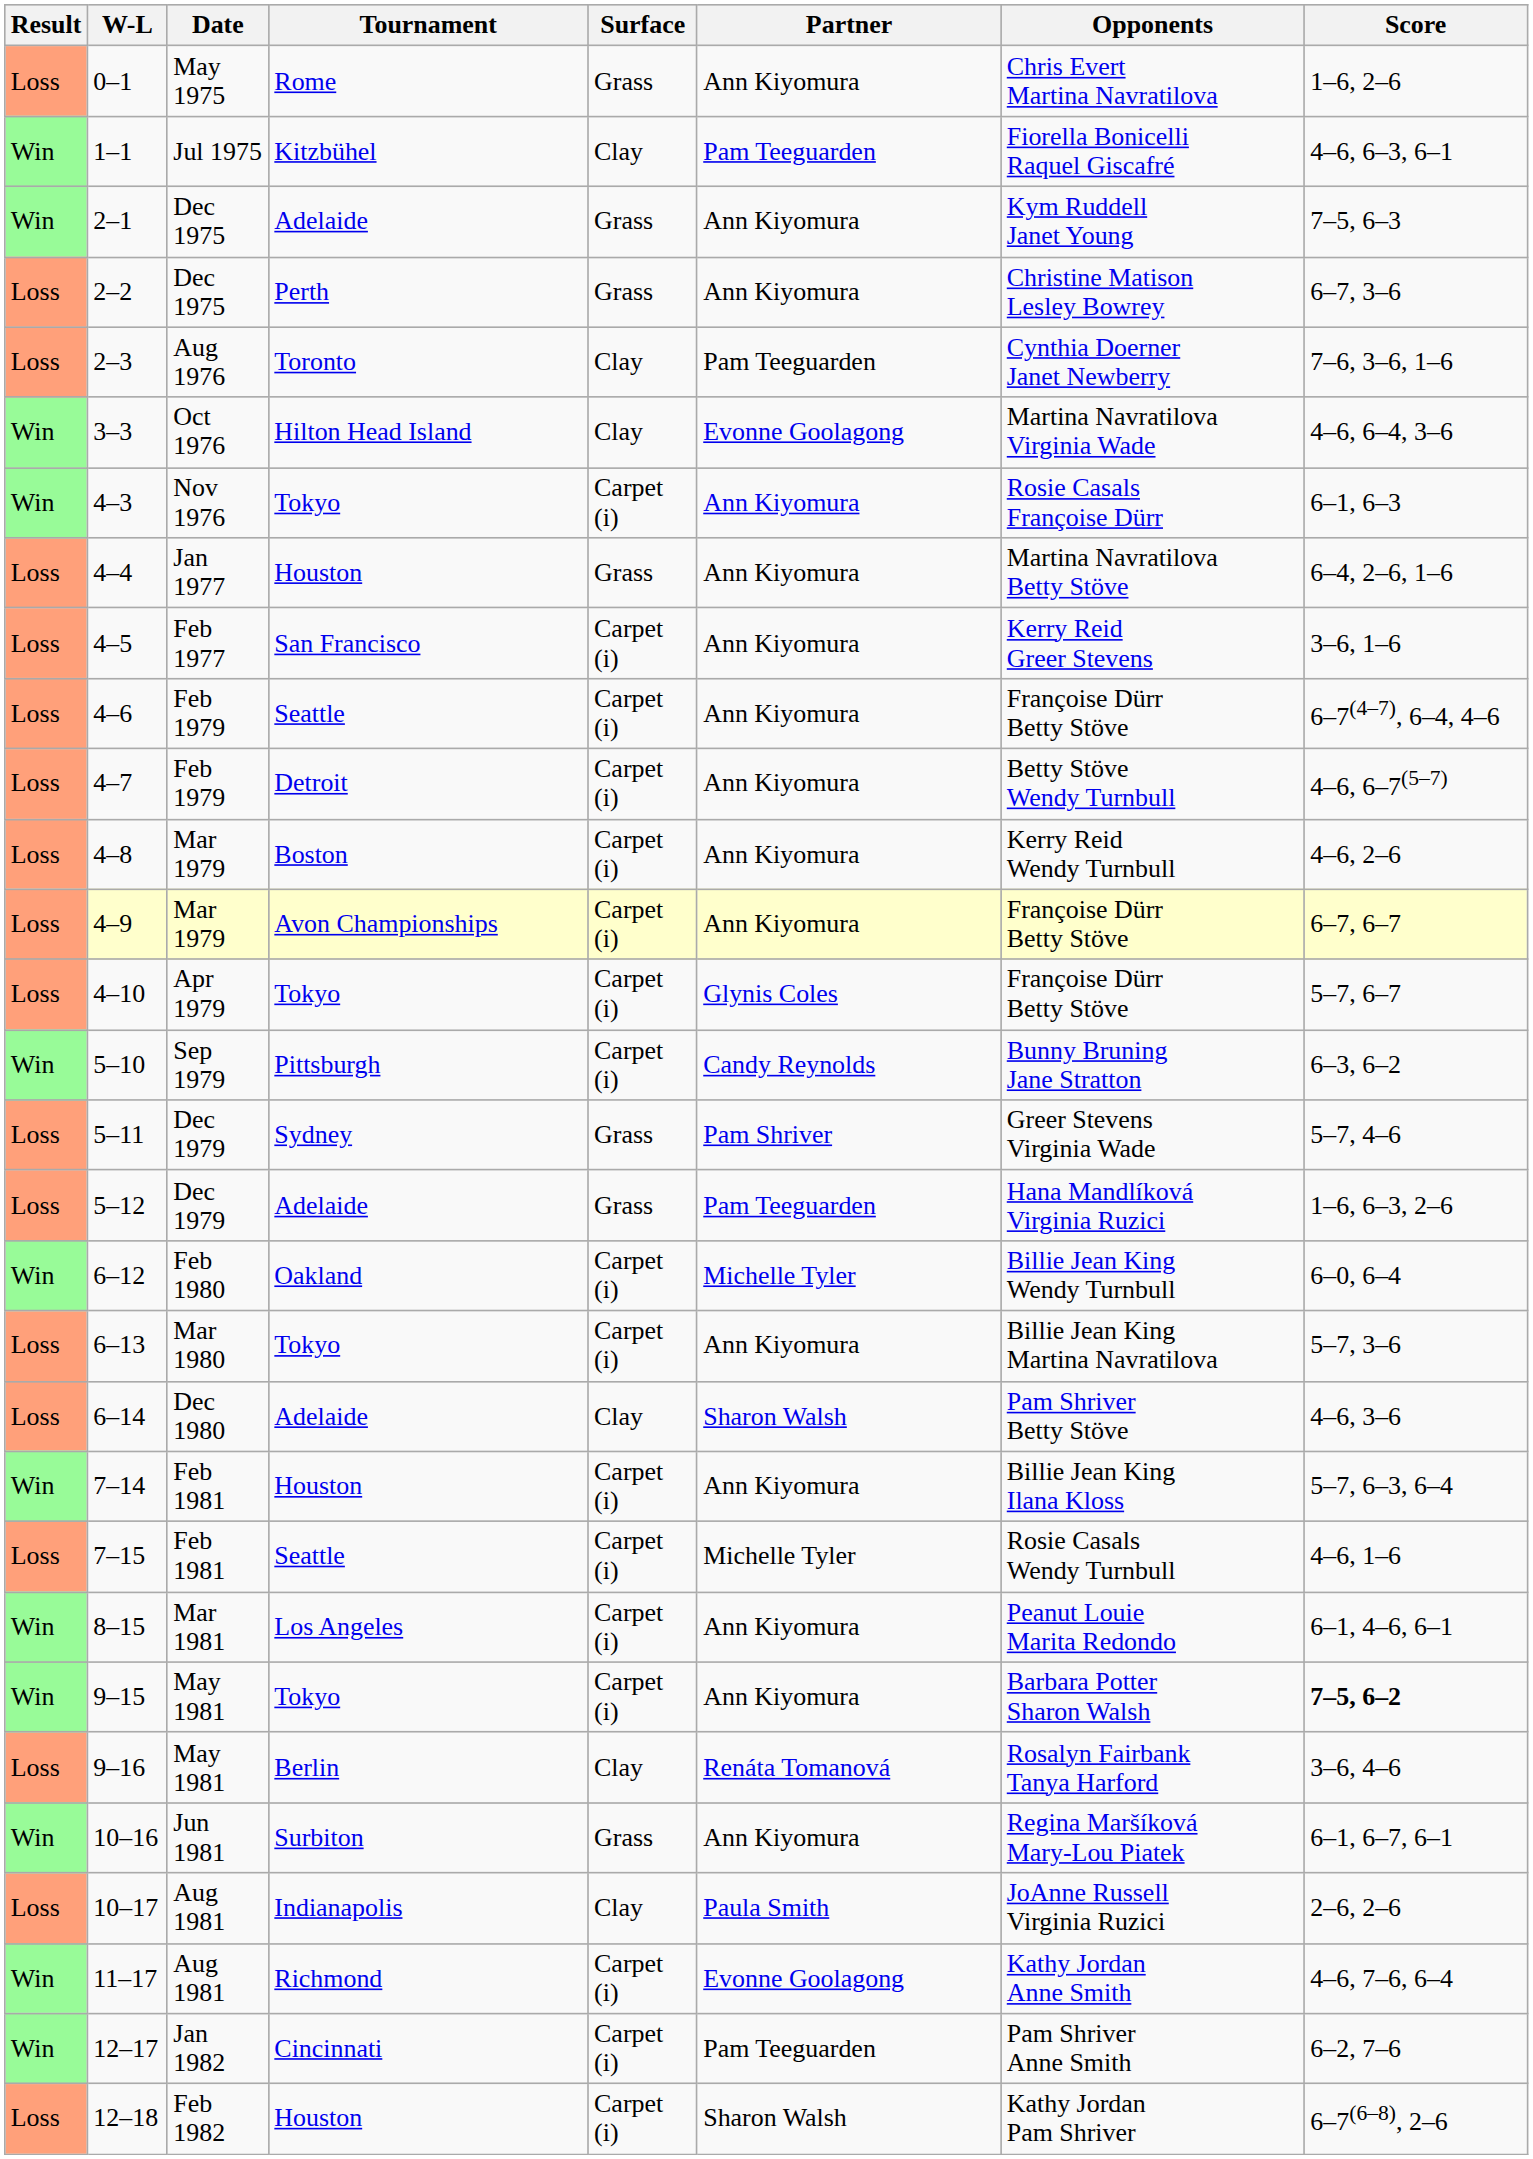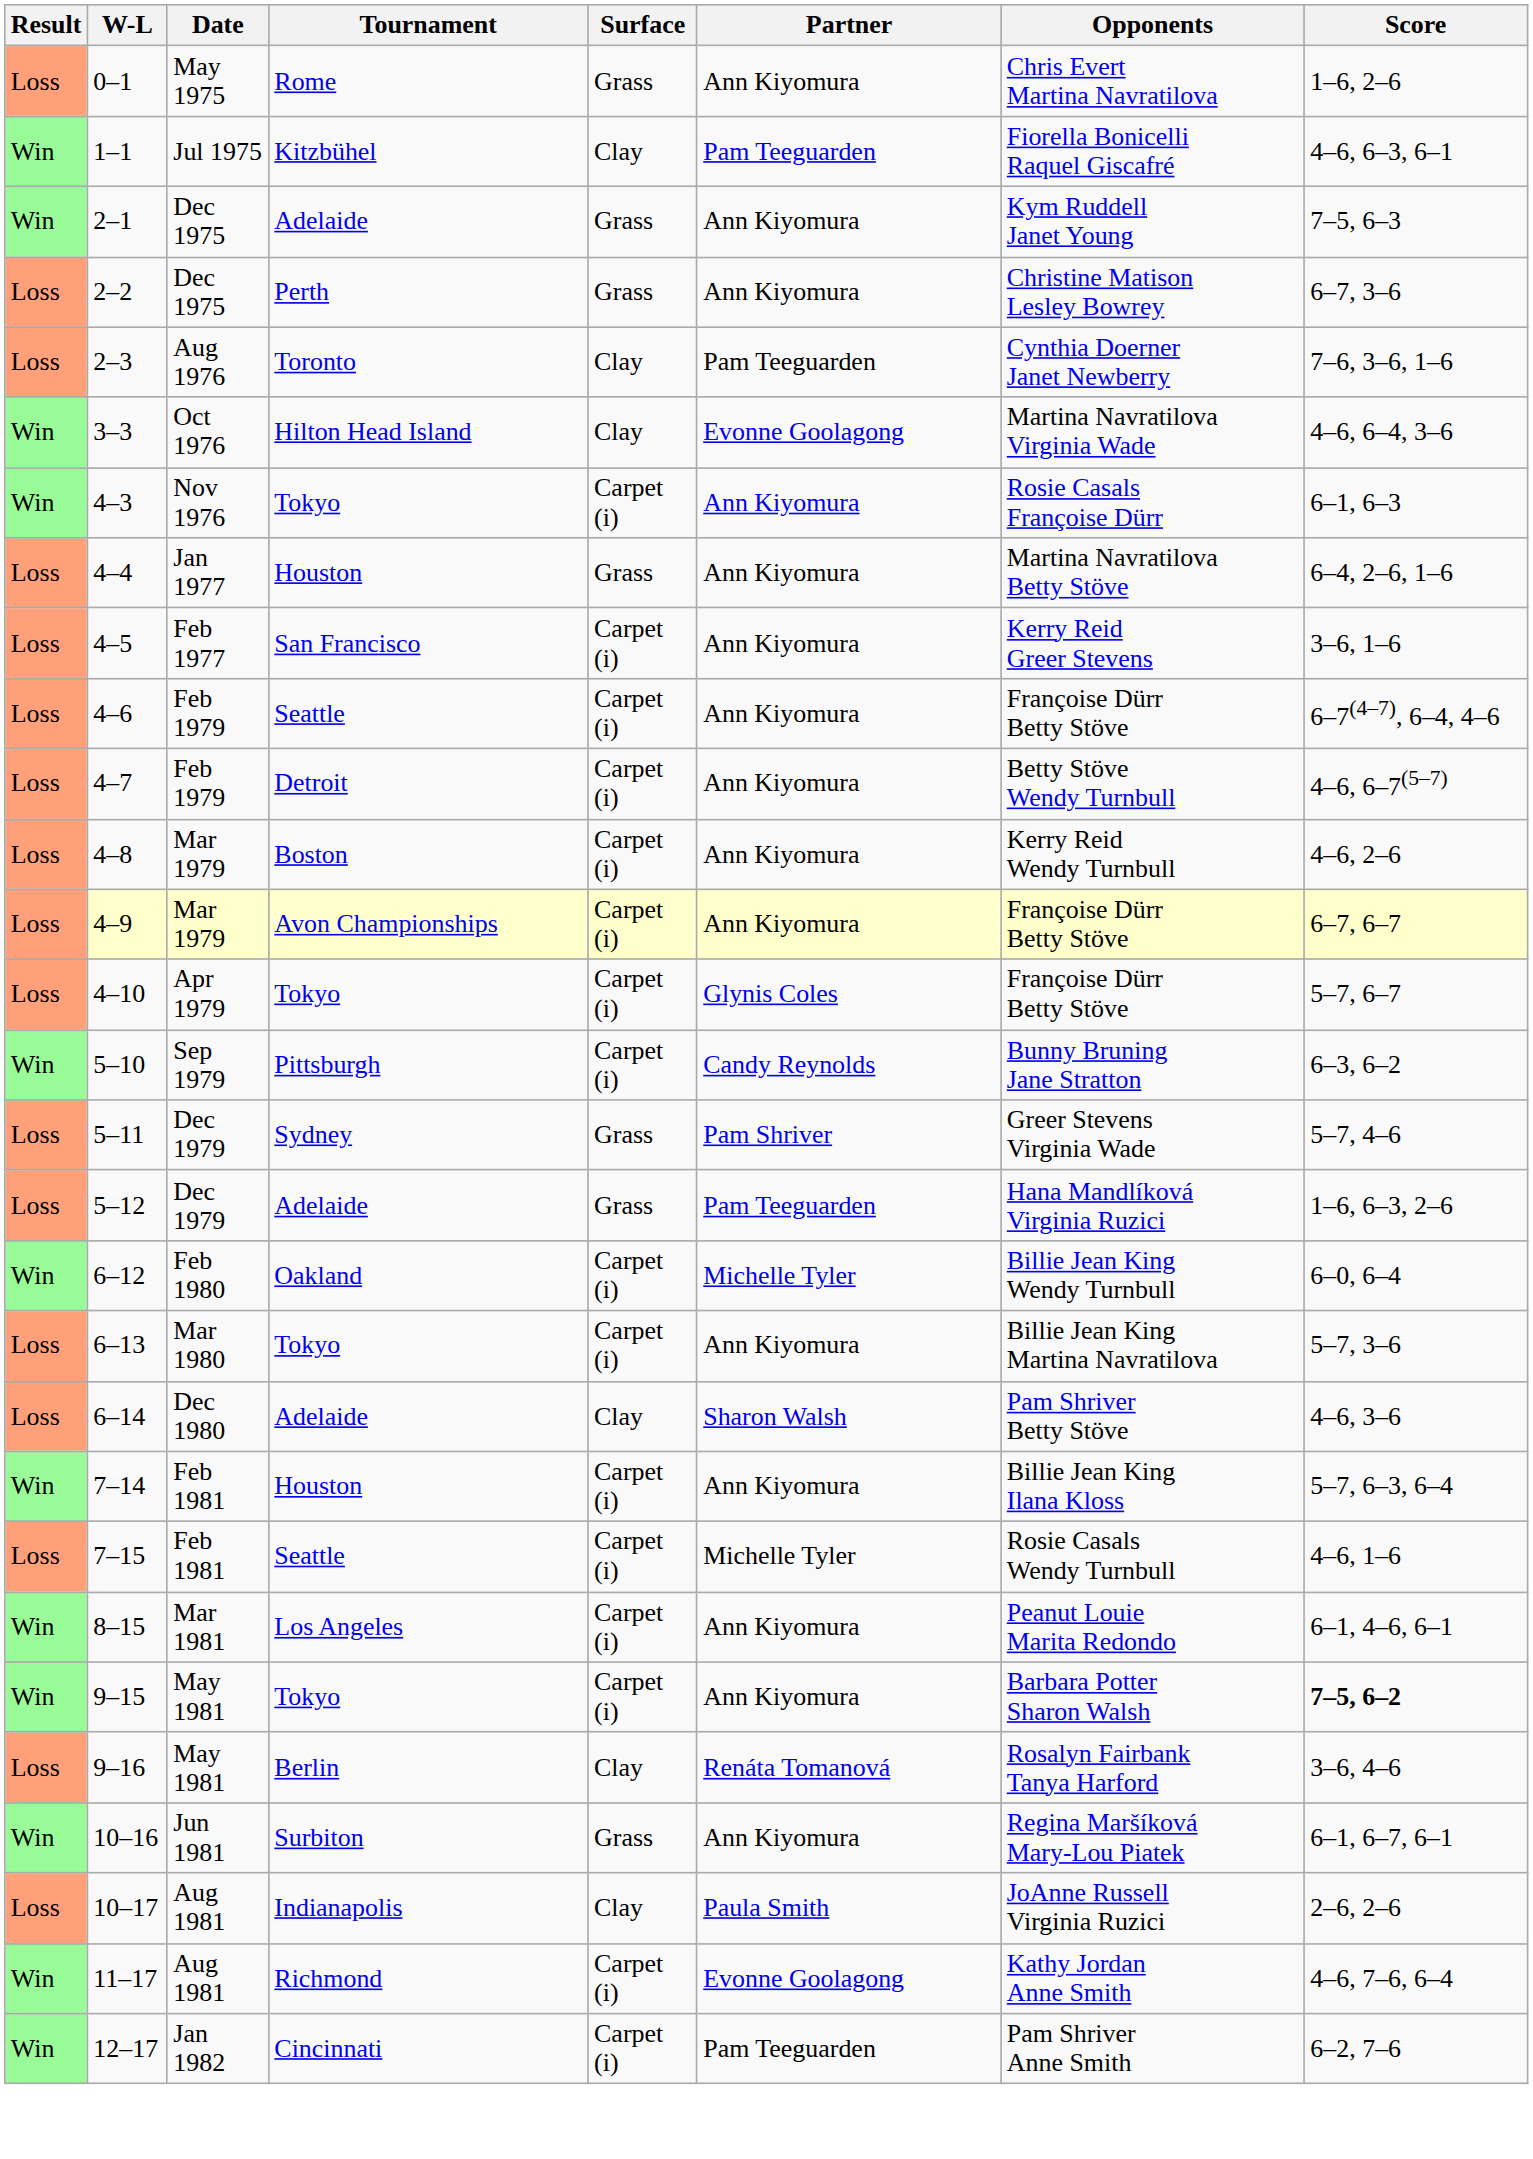- row: (126, 2118)
